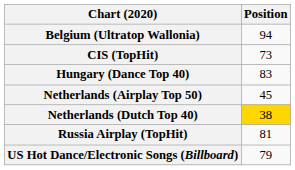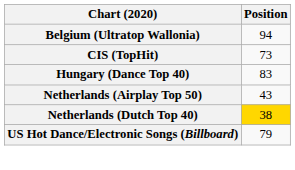(266, 94) 45 -> (266, 94) 43
- row: (123, 134)
